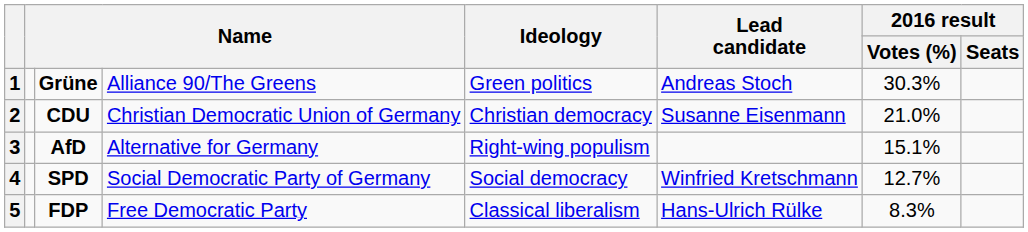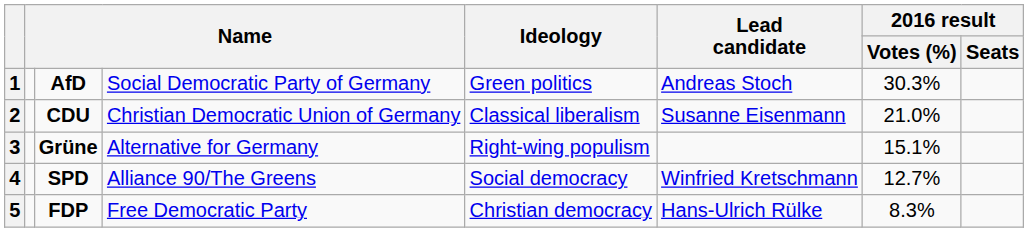(68, 83) Grüne -> (68, 83) AfD
(211, 83) Alliance 90/The Greens -> (269, 83) Social Democratic Party of Germany
(561, 115) Christian democracy -> (555, 115) Classical liberalism
(68, 147) AfD -> (68, 147) Grüne
(269, 178) Social Democratic Party of Germany -> (211, 178) Alliance 90/The Greens
(555, 210) Classical liberalism -> (561, 210) Christian democracy
